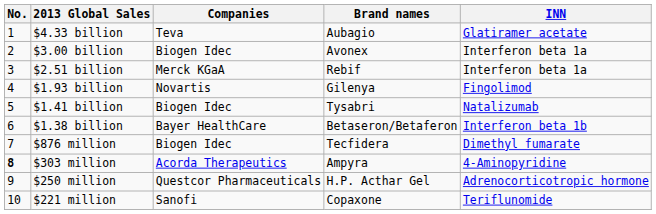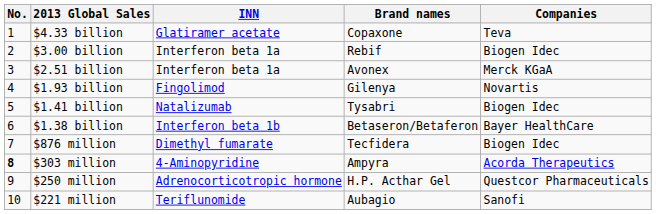columns swapped: (556, 14) <-> (238, 14)
(351, 32) Aubagio -> (375, 32) Copaxone
(347, 51) Avonex -> (364, 51) Rebif
(344, 70) Rebif -> (368, 70) Avonex
(354, 200) Copaxone -> (371, 200) Aubagio
